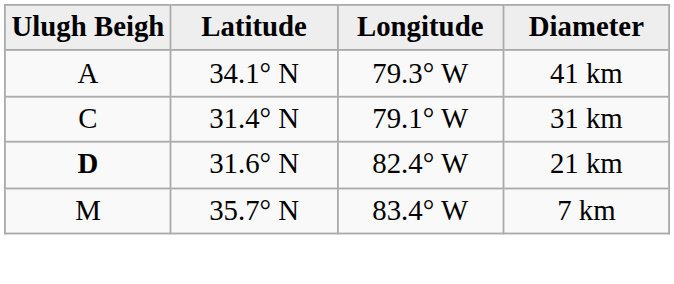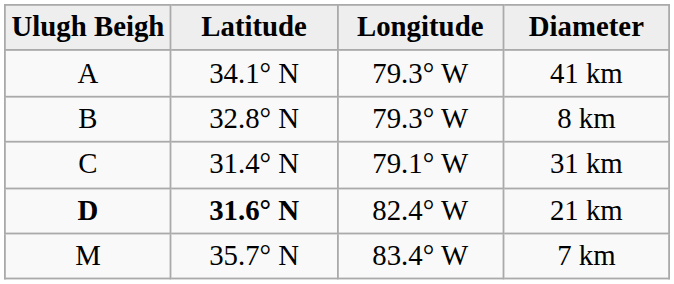+ row: (586, 118)
(254, 164) normal -> (254, 210) bold
